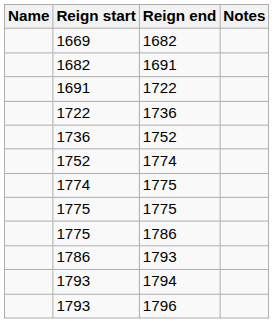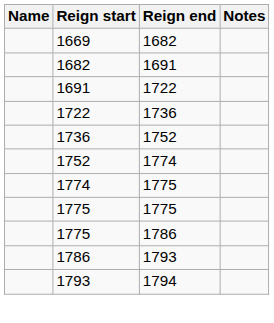- row: (73, 305)
